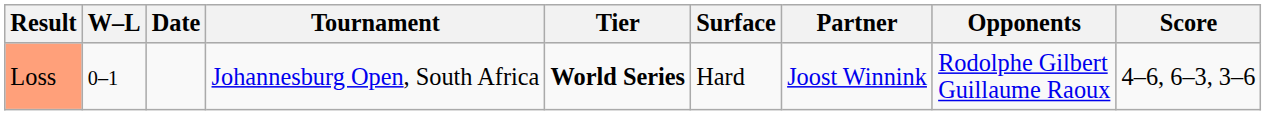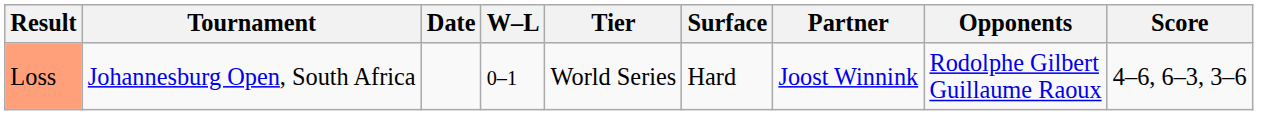columns swapped: (114, 23) <-> (375, 23)
(618, 76) bold -> (613, 76) normal
